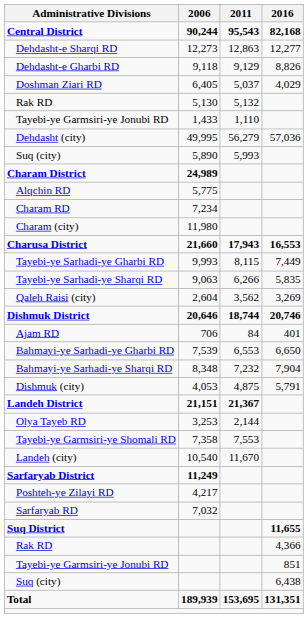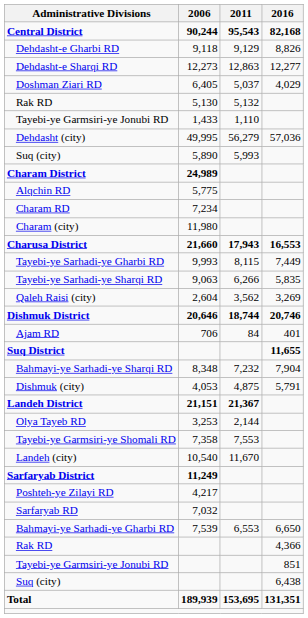rows swapped: (68, 66) <-> (67, 48)
rows swapped: (95, 350) <-> (36, 528)
